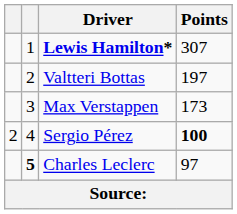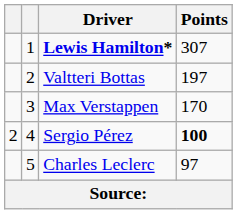(194, 106) 173 -> (194, 106) 170
(30, 164) bold -> (30, 164) normal
